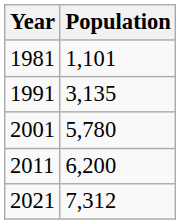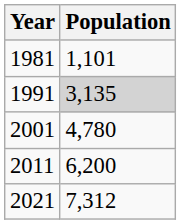(91, 93) no background -> (91, 93) lightgrey background
(91, 129) 5,780 -> (91, 129) 4,780
